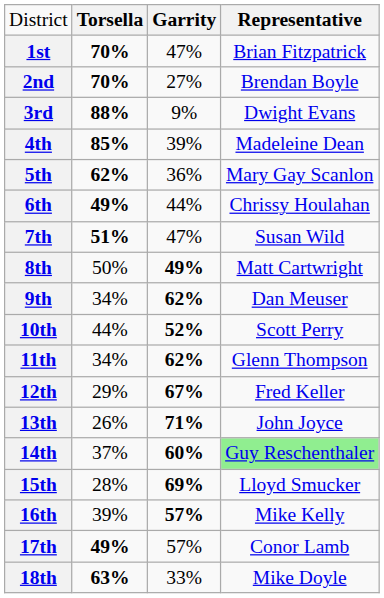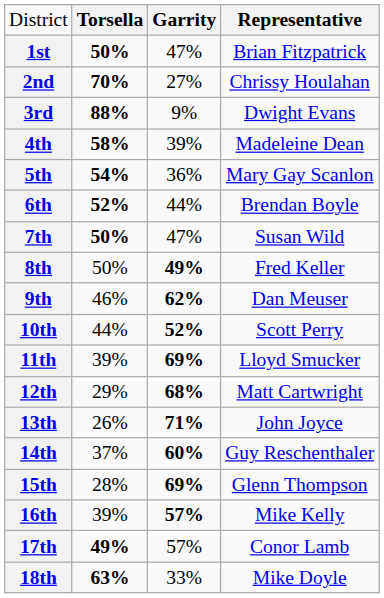(110, 50) 70% -> (110, 50) 50%
(300, 81) Brendan Boyle -> (300, 81) Chrissy Houlahan
(110, 143) 85% -> (110, 143) 58%
(110, 174) 62% -> (110, 174) 54%
(110, 205) 49% -> (110, 205) 52%
(300, 205) Chrissy Houlahan -> (300, 205) Brendan Boyle
(110, 236) 51% -> (110, 236) 50%
(300, 267) Matt Cartwright -> (300, 267) Fred Keller
(110, 298) 34% -> (110, 298) 46%
(110, 360) 34% -> (110, 360) 39%
(184, 360) 62% -> (184, 360) 69%
(300, 360) Glenn Thompson -> (300, 360) Lloyd Smucker
(184, 391) 67% -> (184, 391) 68%
(300, 391) Fred Keller -> (300, 391) Matt Cartwright
(300, 453) lightgreen background -> (300, 453) no background
(300, 484) Lloyd Smucker -> (300, 484) Glenn Thompson
